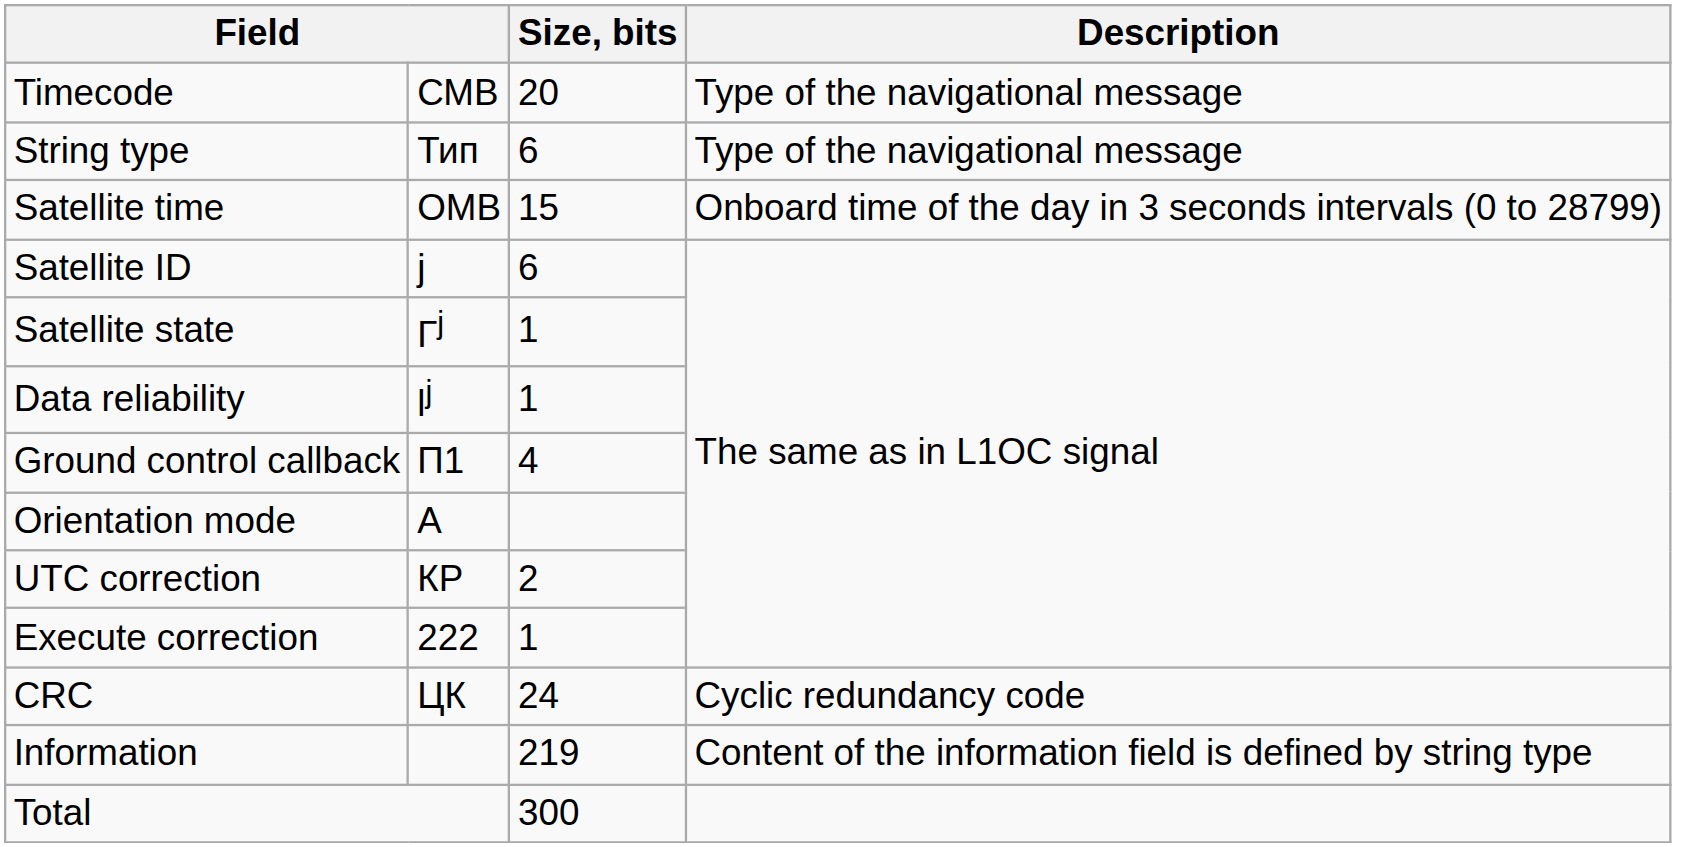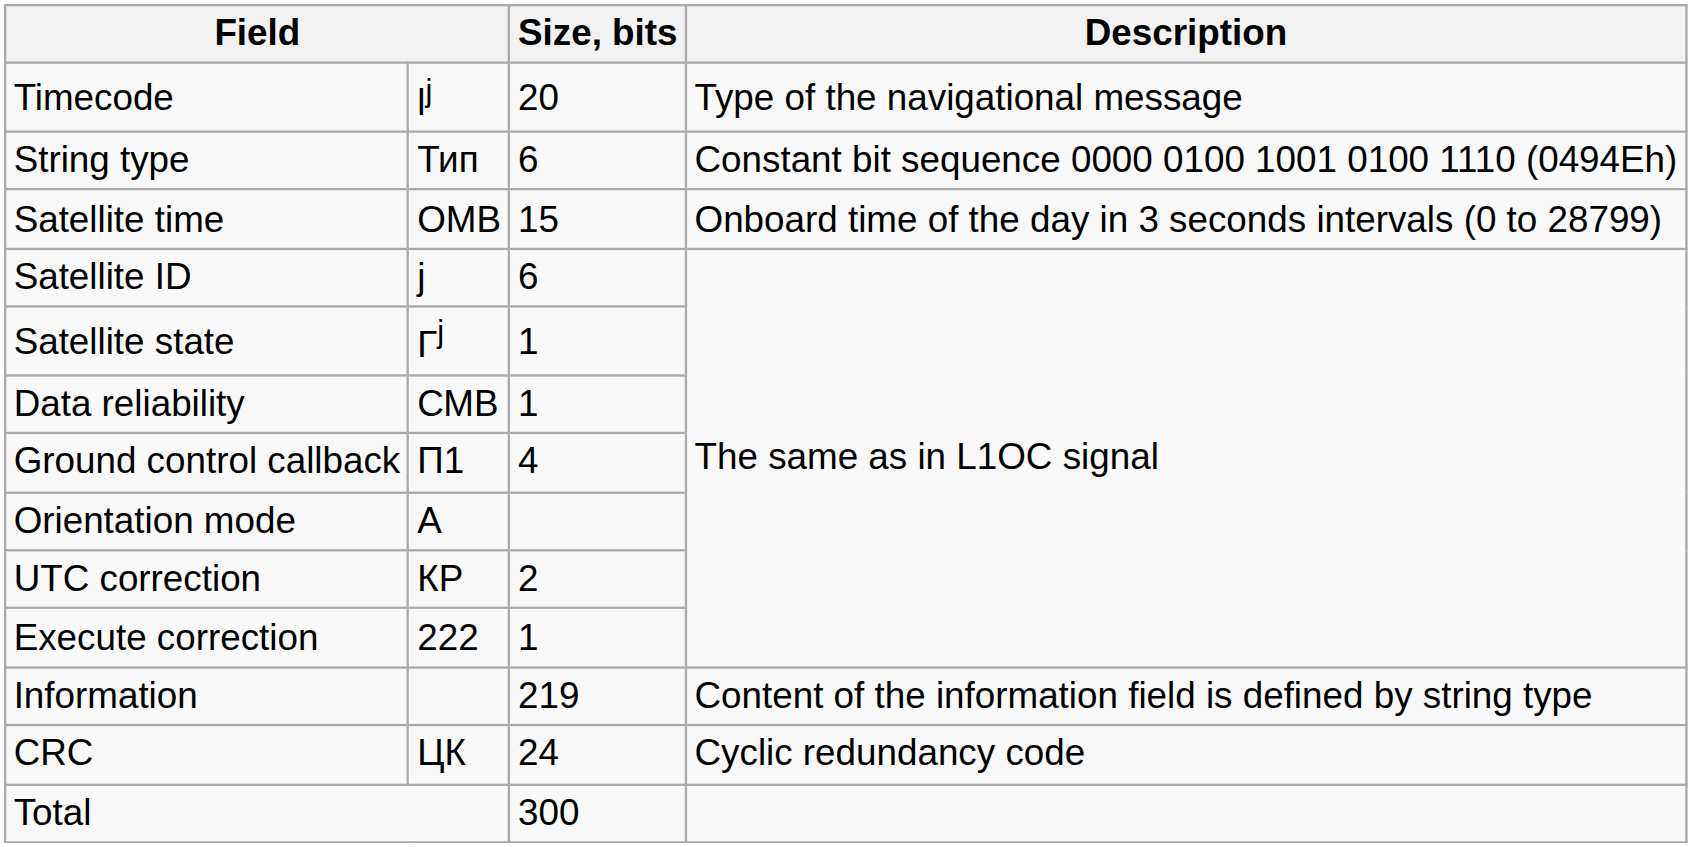(458, 92) СМВ -> (425, 97) lj
(969, 150) Type of the navigational message -> (1186, 160) Constant bit sequence 0000 0100 1001 0100 1110 (0494Eh)
(425, 398) lj -> (458, 403) СМВ
rows swapped: (106, 753) <-> (54, 695)
